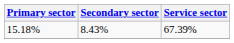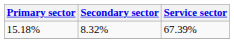(94, 30) 8.43% -> (94, 30) 8.32%
